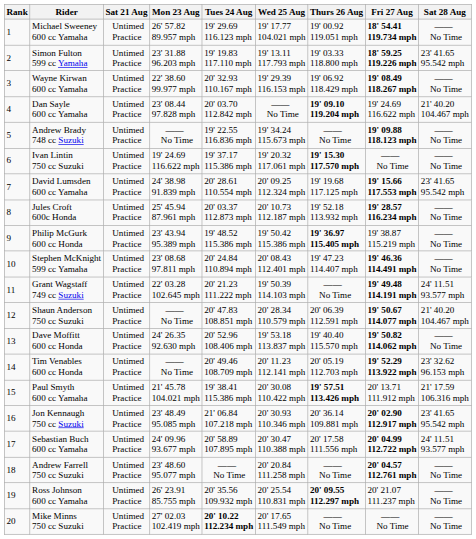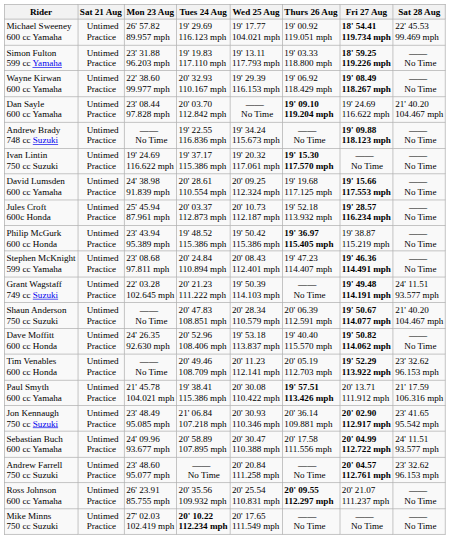- column: (17, 11)
(441, 32) —— No Time -> (417, 32) 22' 45.53 99.469 mph
(443, 57) 23' 41.65 95.542 mph -> (416, 57) —— No Time
(443, 186) 23' 41.65 95.542 mph -> (416, 186) —— No Time
(441, 469) —— No Time -> (417, 469) 23' 32.62 96.153 mph
